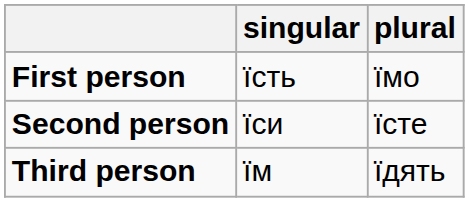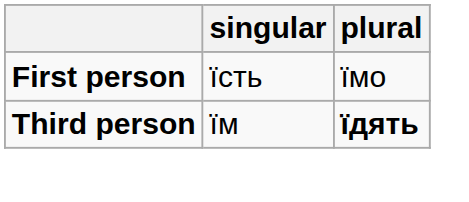- row: (121, 123)
(410, 171) normal -> (380, 123) bold
